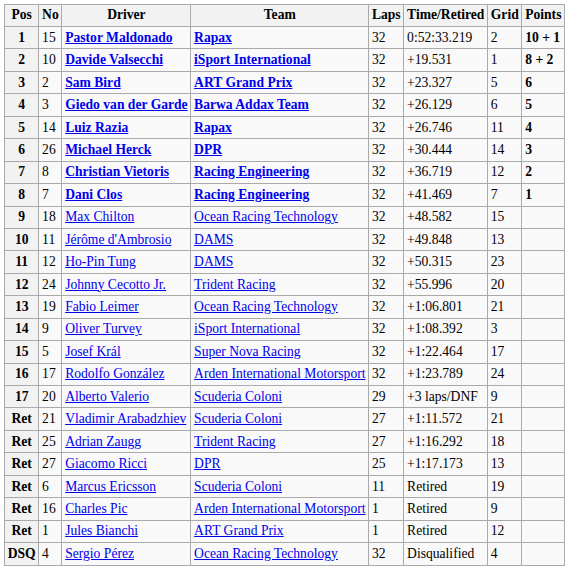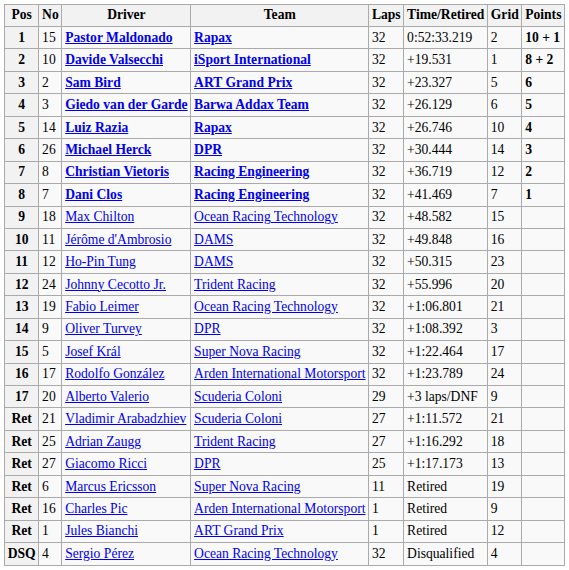(497, 127) 11 -> (498, 127) 10
(498, 239) 13 -> (498, 239) 16
(247, 329) iSport International -> (207, 329) DPR
(238, 486) Scuderia Coloni -> (247, 486) Super Nova Racing
